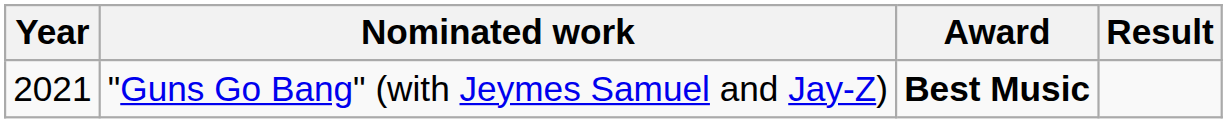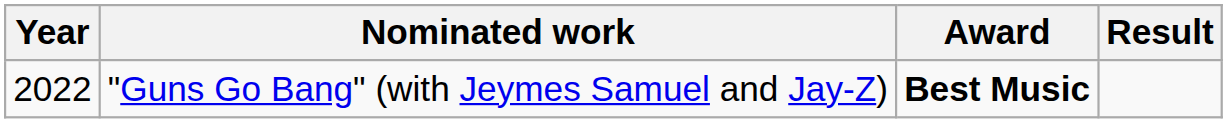(52, 88) 2021 -> (52, 88) 2022
